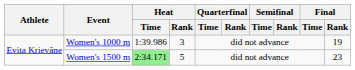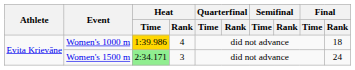(151, 42) no background -> (151, 42) gold background
(182, 42) 3 -> (182, 42) 4
(337, 42) 19 -> (337, 42) 18
(182, 58) 5 -> (182, 58) 3
(337, 58) 23 -> (337, 58) 24
